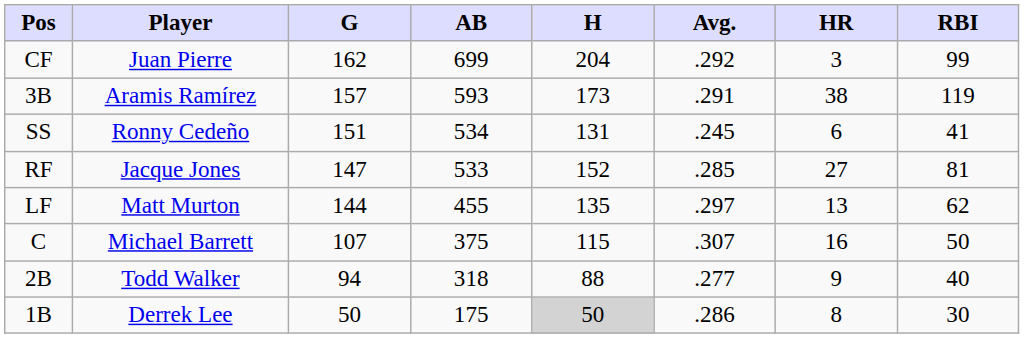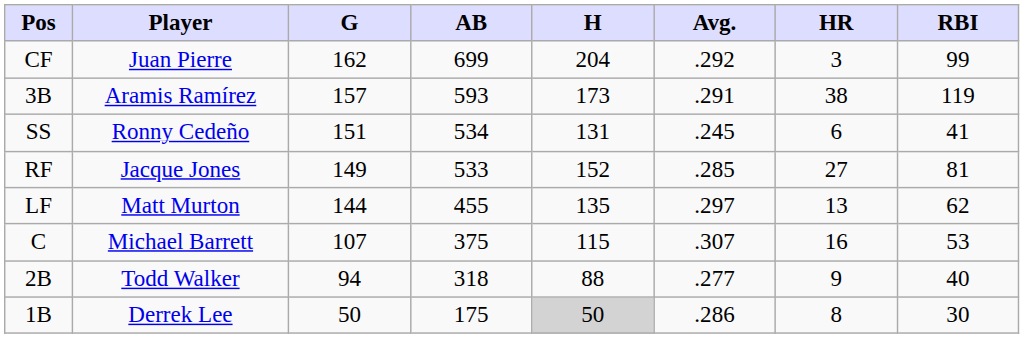(349, 168) 147 -> (349, 168) 149
(958, 242) 50 -> (958, 242) 53
